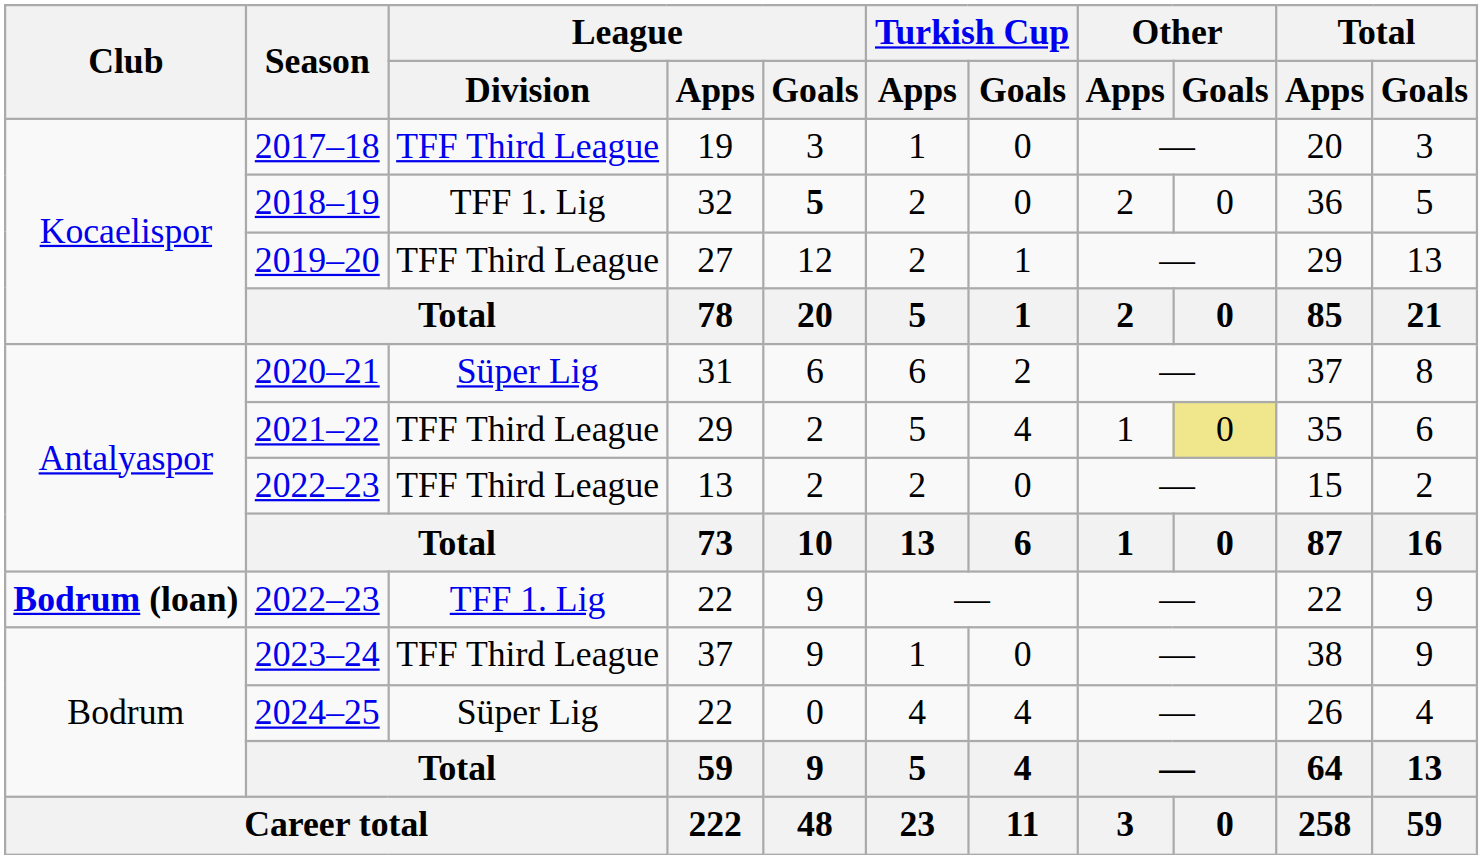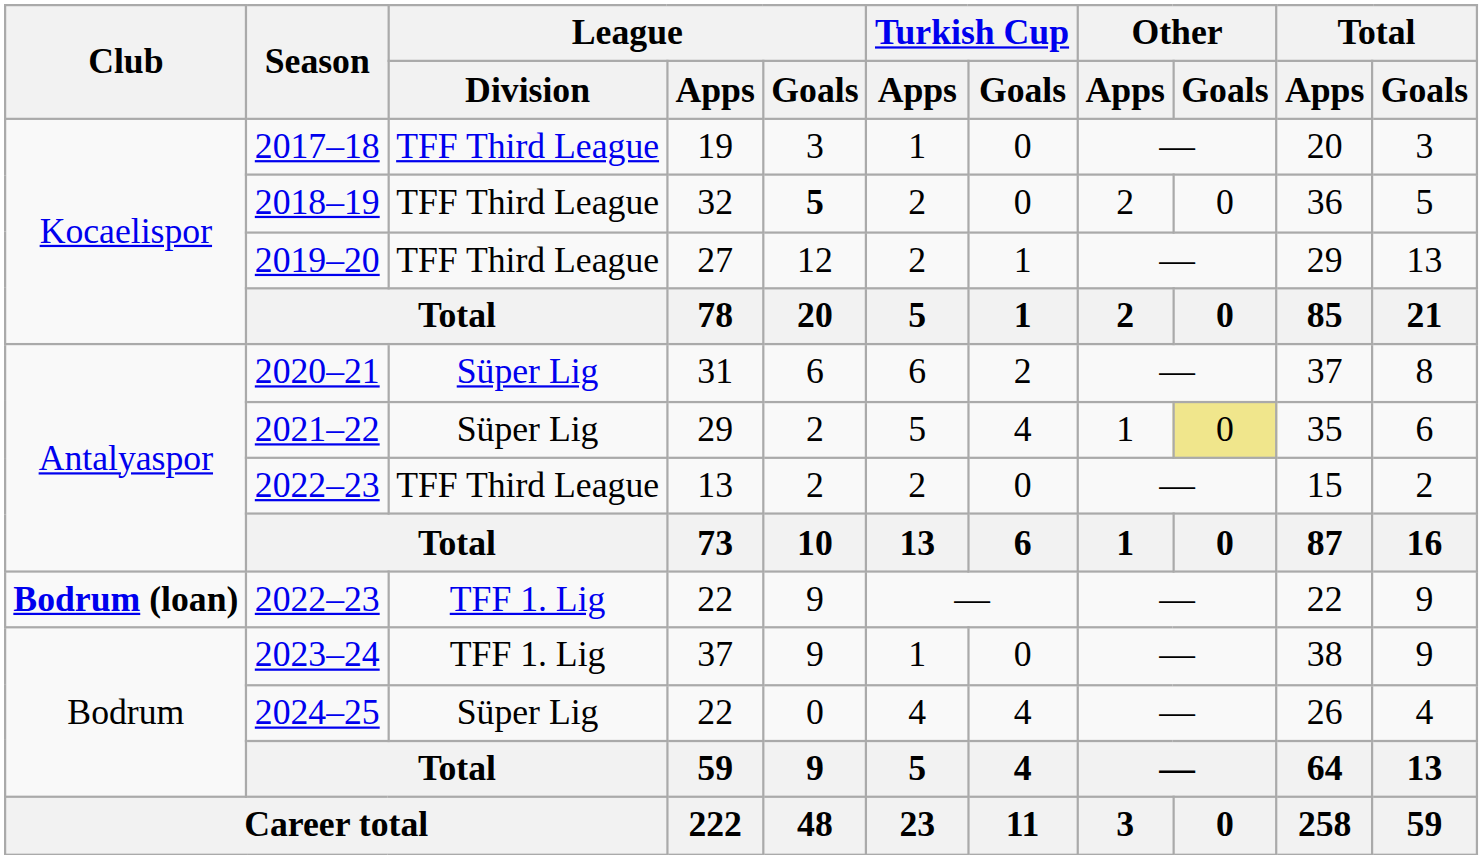(528, 202) TFF 1. Lig -> (528, 202) TFF Third League
(528, 428) TFF Third League -> (528, 428) Süper Lig
(528, 655) TFF Third League -> (528, 655) TFF 1. Lig
